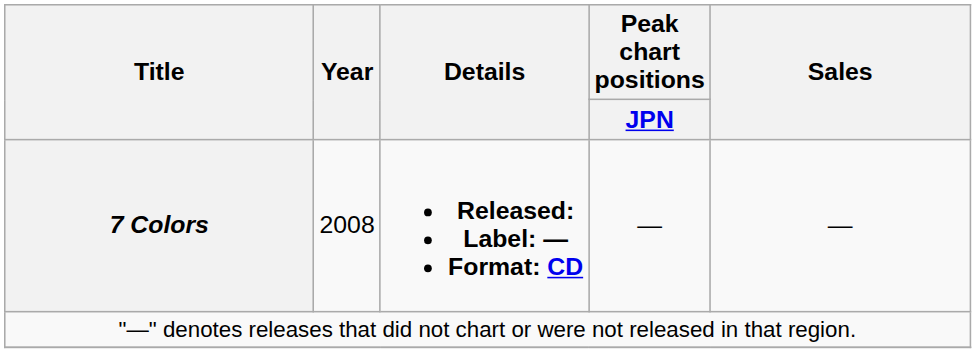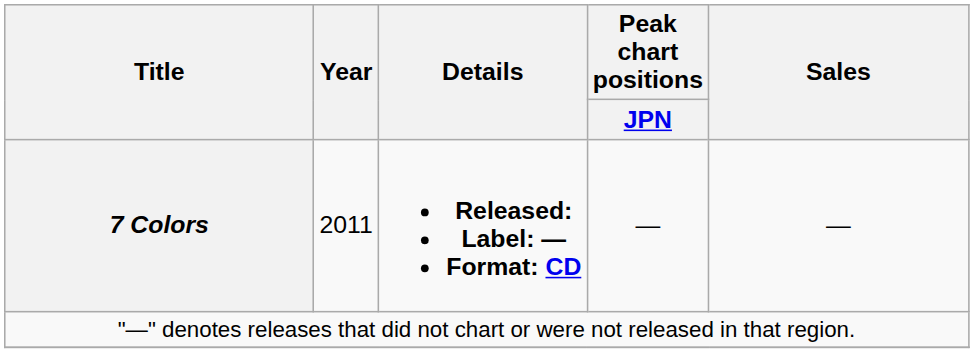(347, 225) 2008 -> (346, 225) 2011
